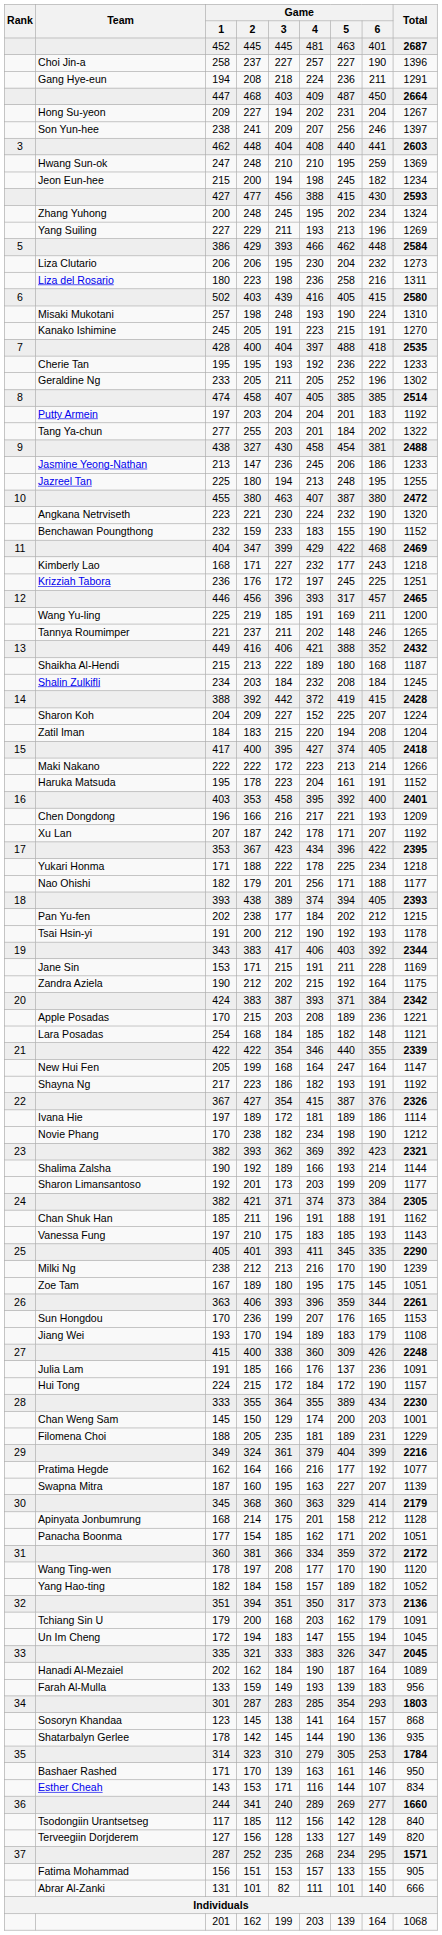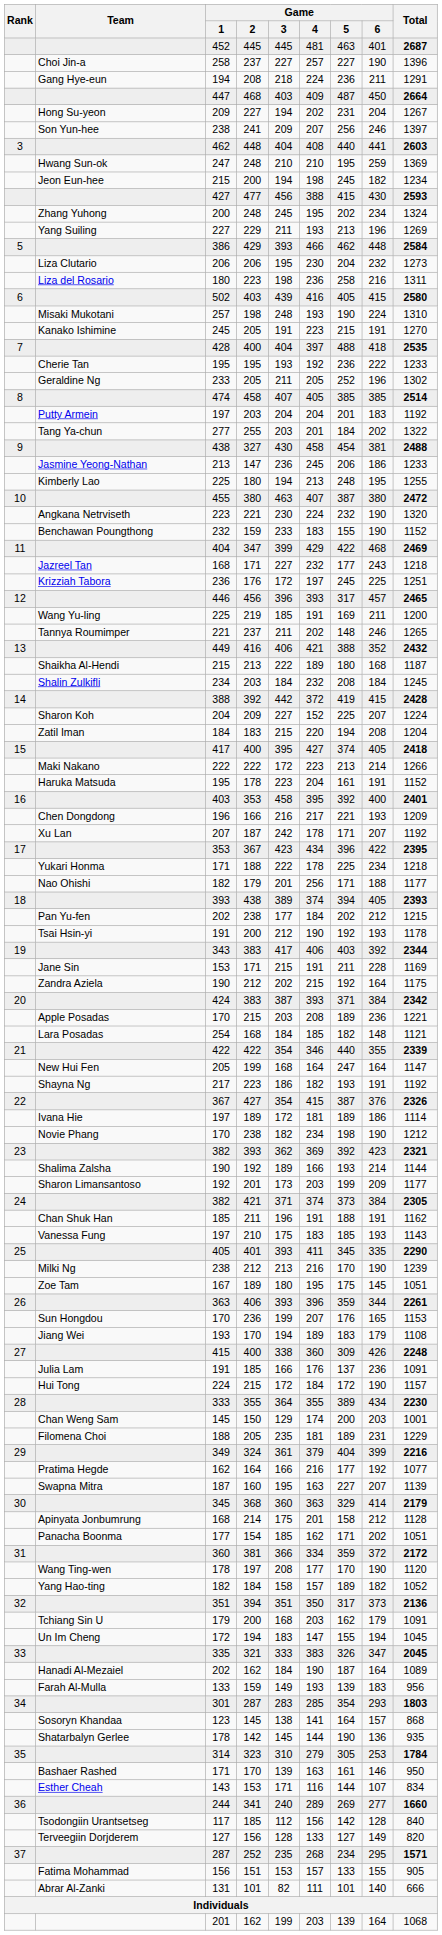(65, 481) Jazreel Tan -> (69, 481) Kimberly Lao
(69, 565) Kimberly Lao -> (65, 565) Jazreel Tan
